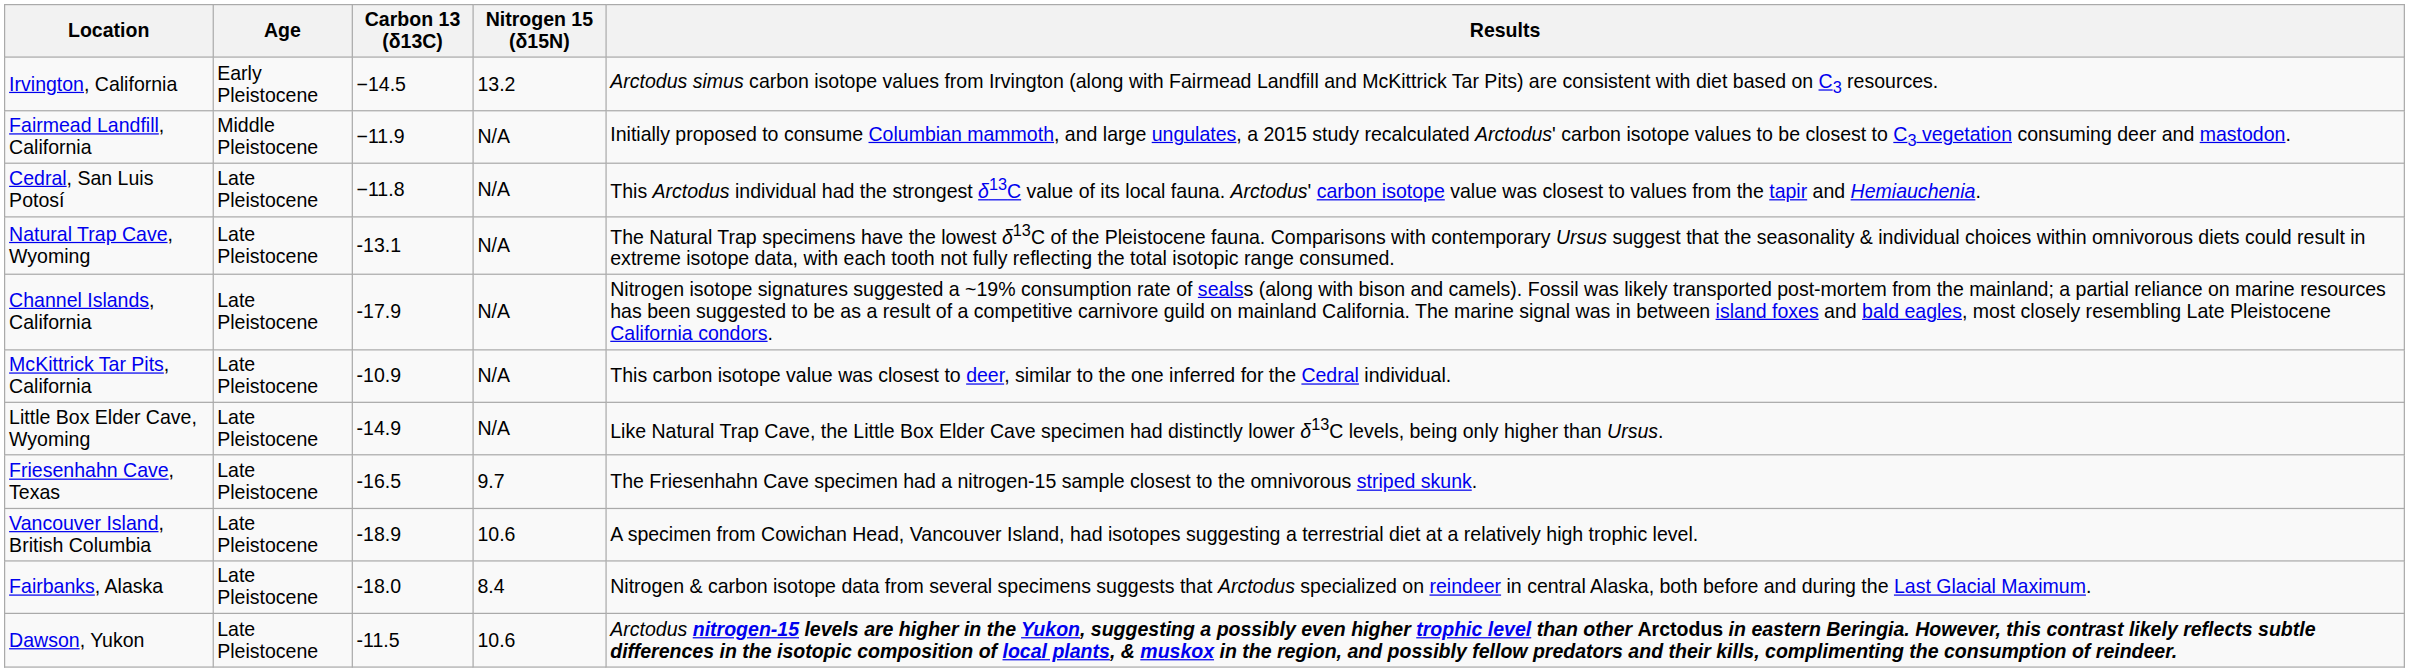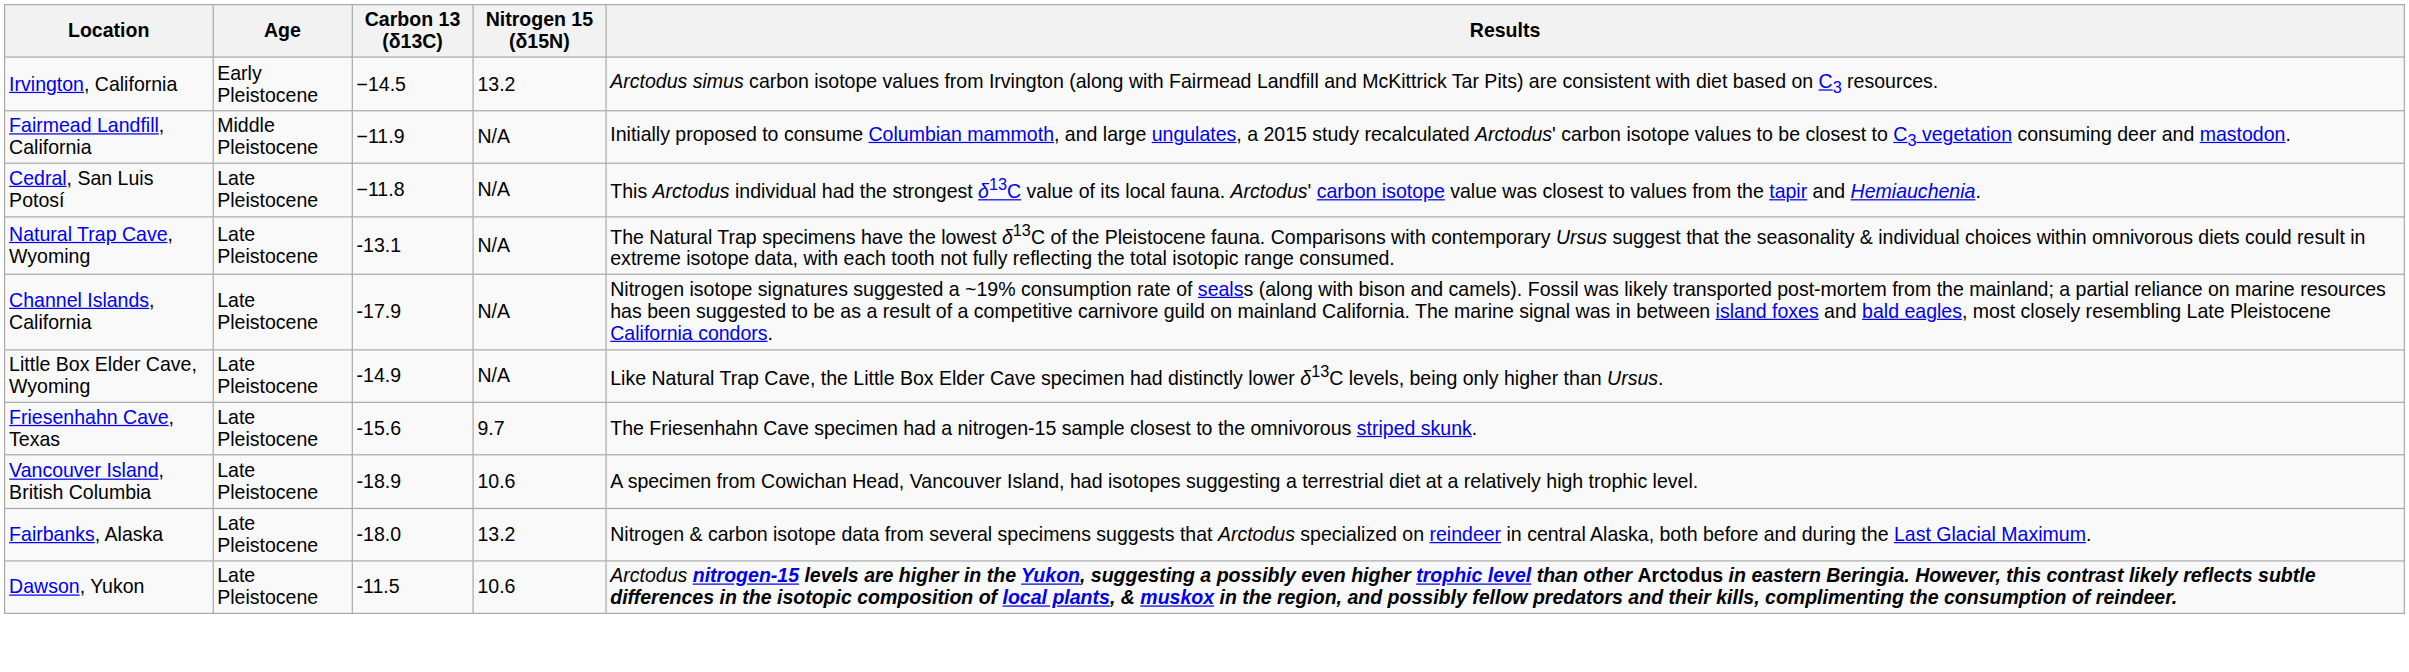- row: (89, 375)
(379, 481) -16.5 -> (379, 428) -15.6
(491, 587) 8.4 -> (496, 534) 13.2
